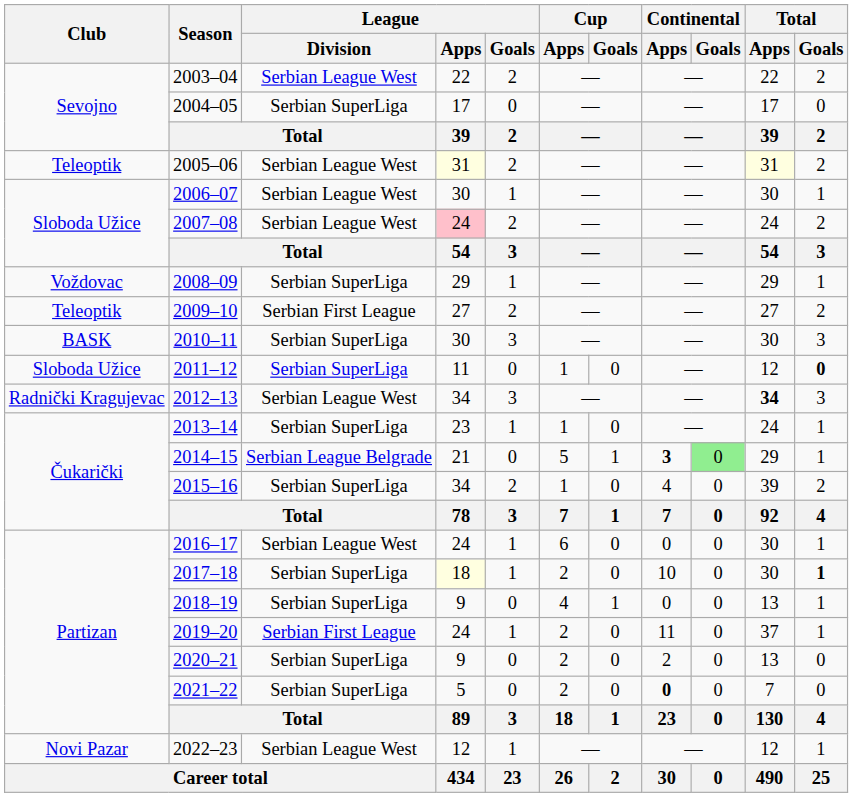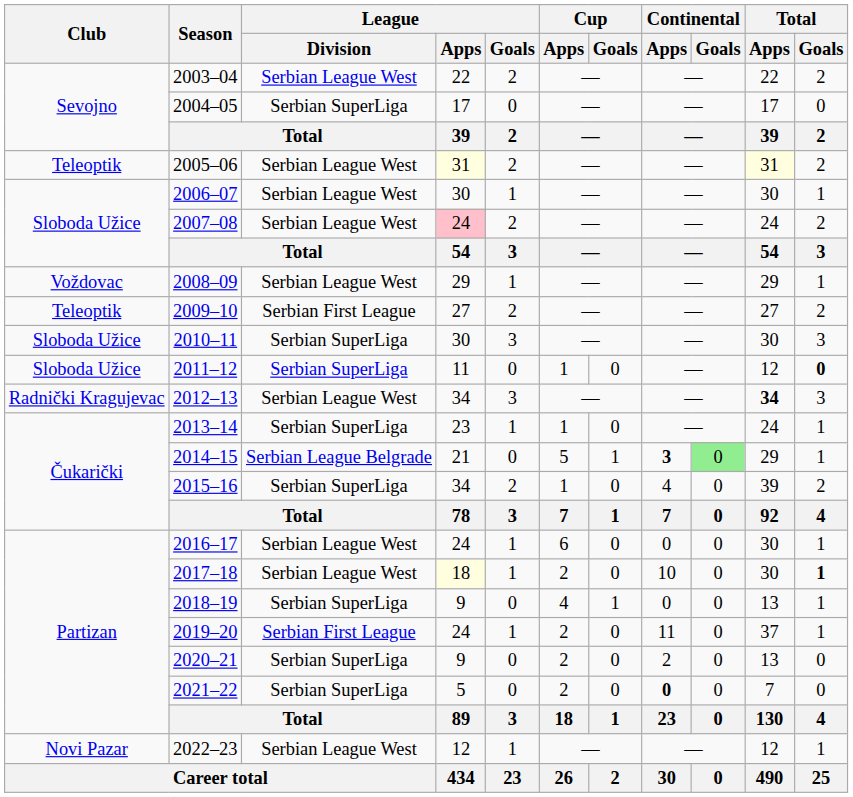(339, 281) Serbian SuperLiga -> (339, 281) Serbian League West
(87, 340) BASK -> (87, 340) Sloboda Užice
(339, 573) Serbian SuperLiga -> (339, 573) Serbian League West
